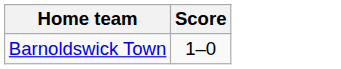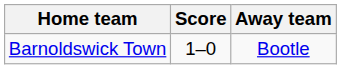+ column: (283, 19)
